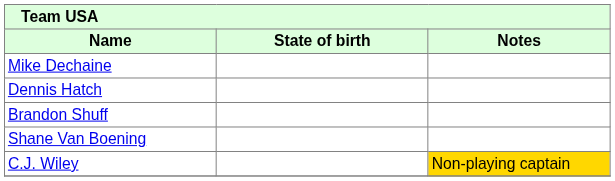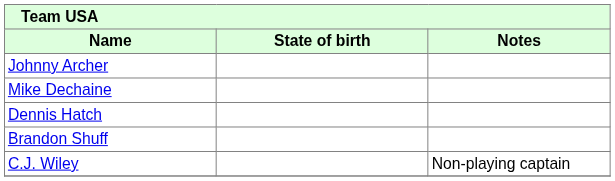+ row: (58, 65)
- row: (77, 139)
(501, 163) gold background -> (501, 163) no background
